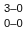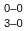rows swapped: (13, 8) <-> (13, 23)
